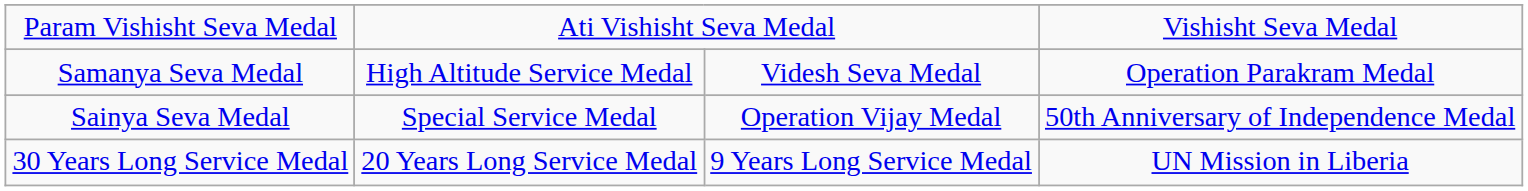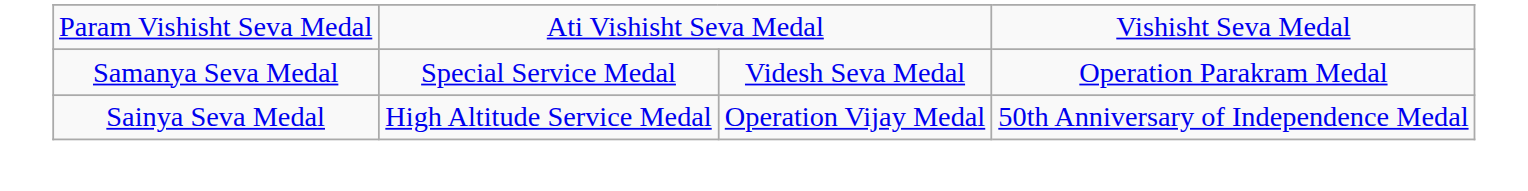(529, 71) High Altitude Service Medal -> (549, 71) Special Service Medal
(529, 116) Special Service Medal -> (549, 116) High Altitude Service Medal
- row: (180, 161)
